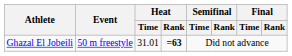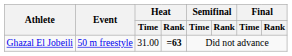(148, 43) 31.01 -> (148, 43) 31.00
